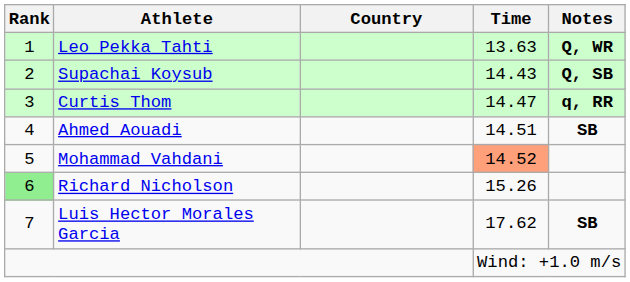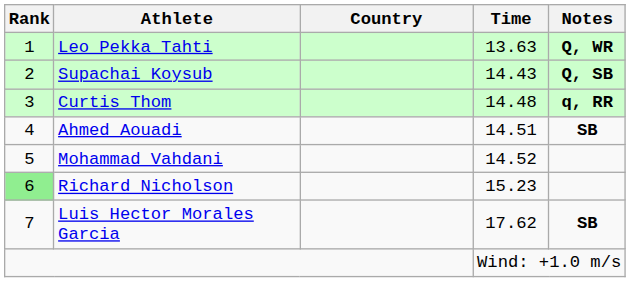(511, 103) 14.47 -> (511, 103) 14.48
(511, 158) lightsalmon background -> (511, 158) no background
(511, 186) 15.26 -> (511, 186) 15.23
